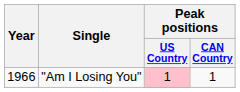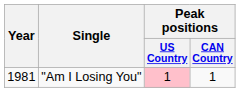(21, 77) 1966 -> (21, 77) 1981
